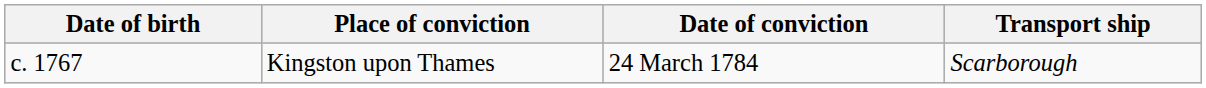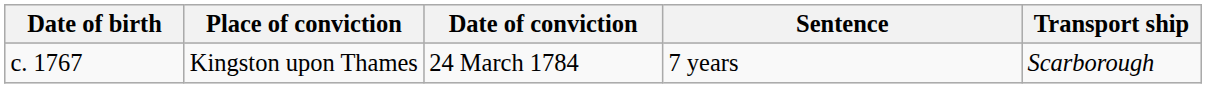+ column: (842, 23)
